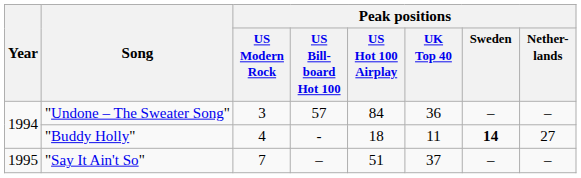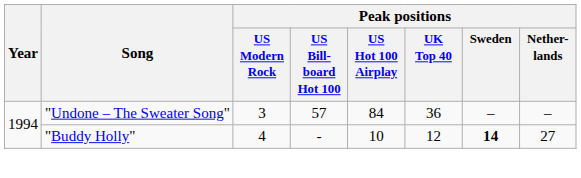(376, 136) 18 -> (376, 136) 10
(433, 136) 11 -> (433, 136) 12
- row: (95, 160)
